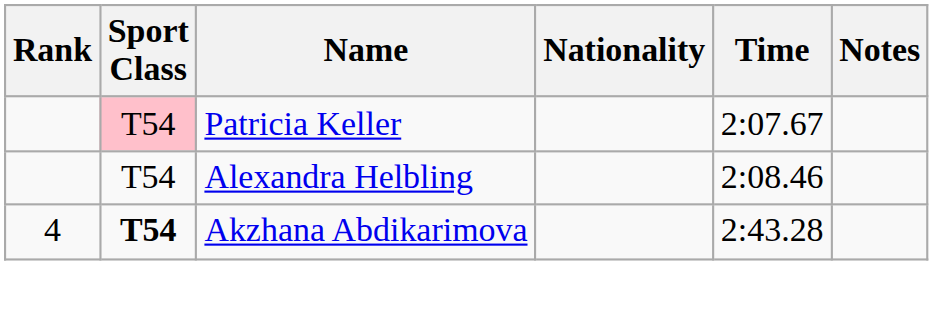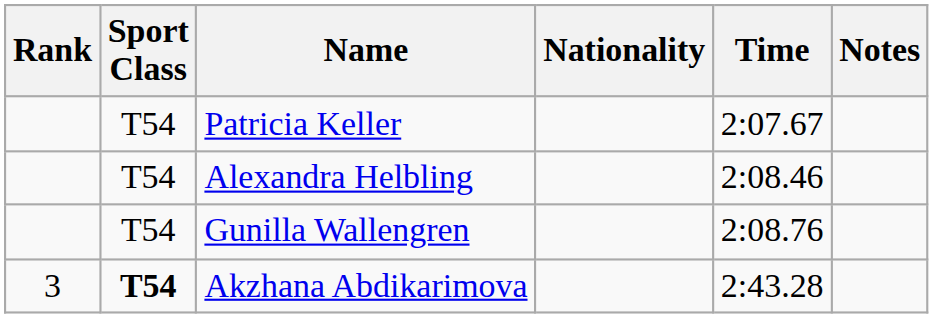(148, 123) pink background -> (148, 123) no background
+ row: (337, 230)
(52, 230) 4 -> (52, 284) 3
